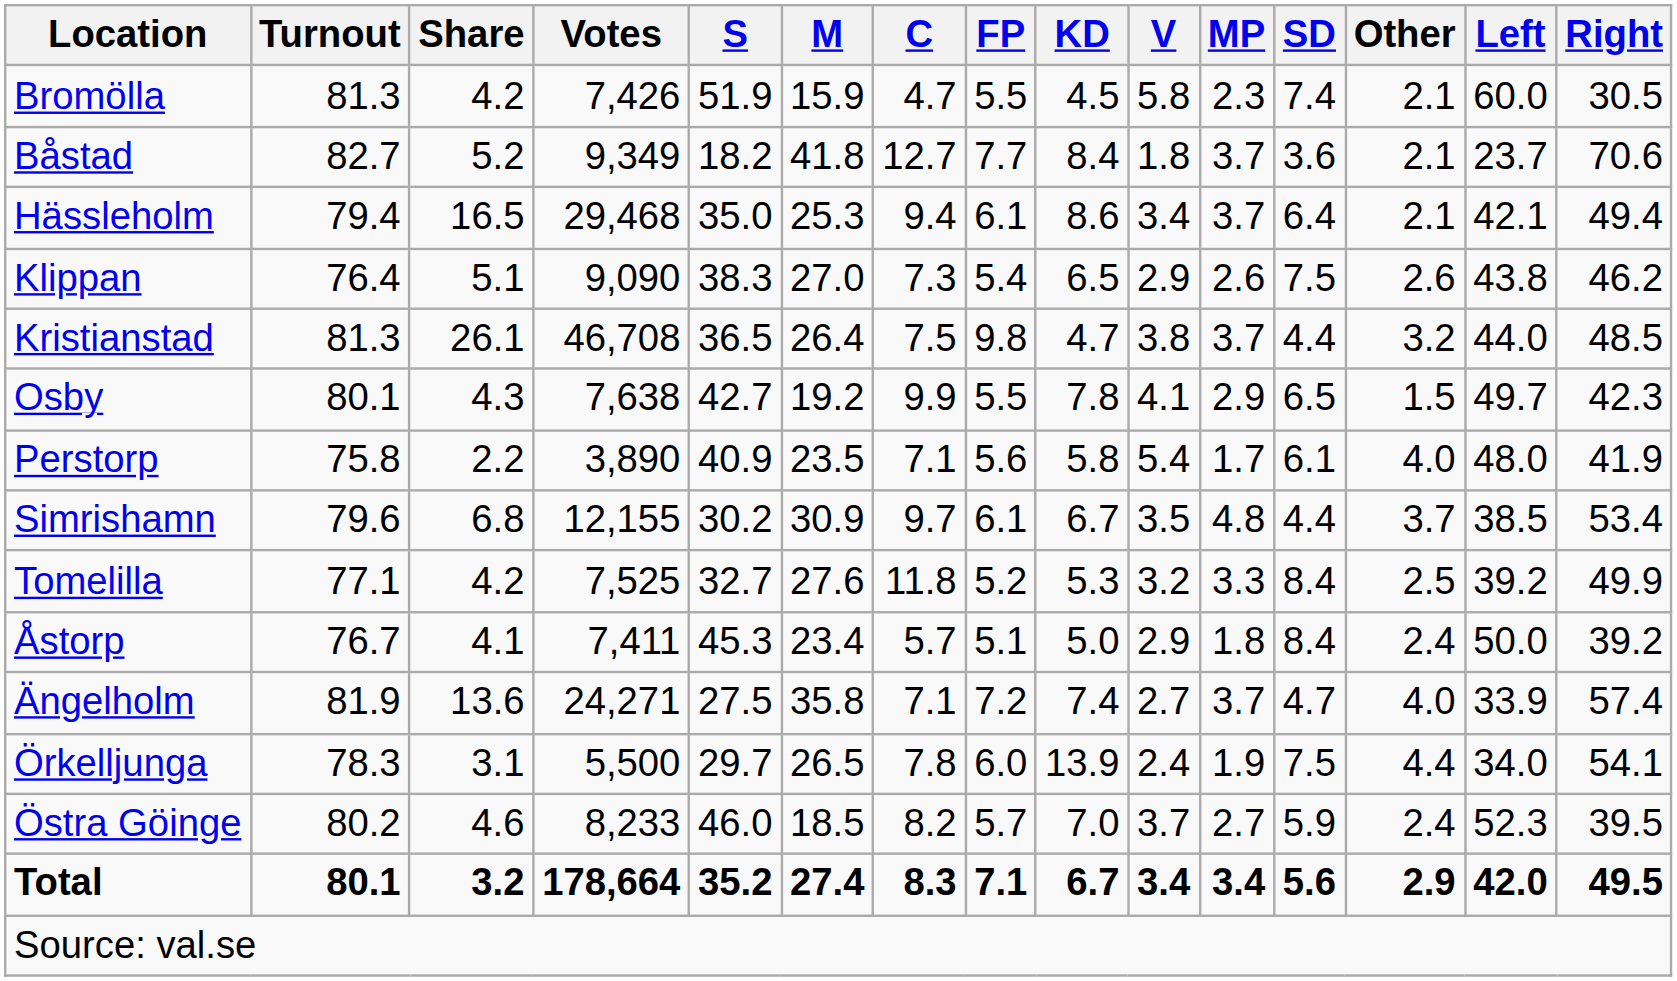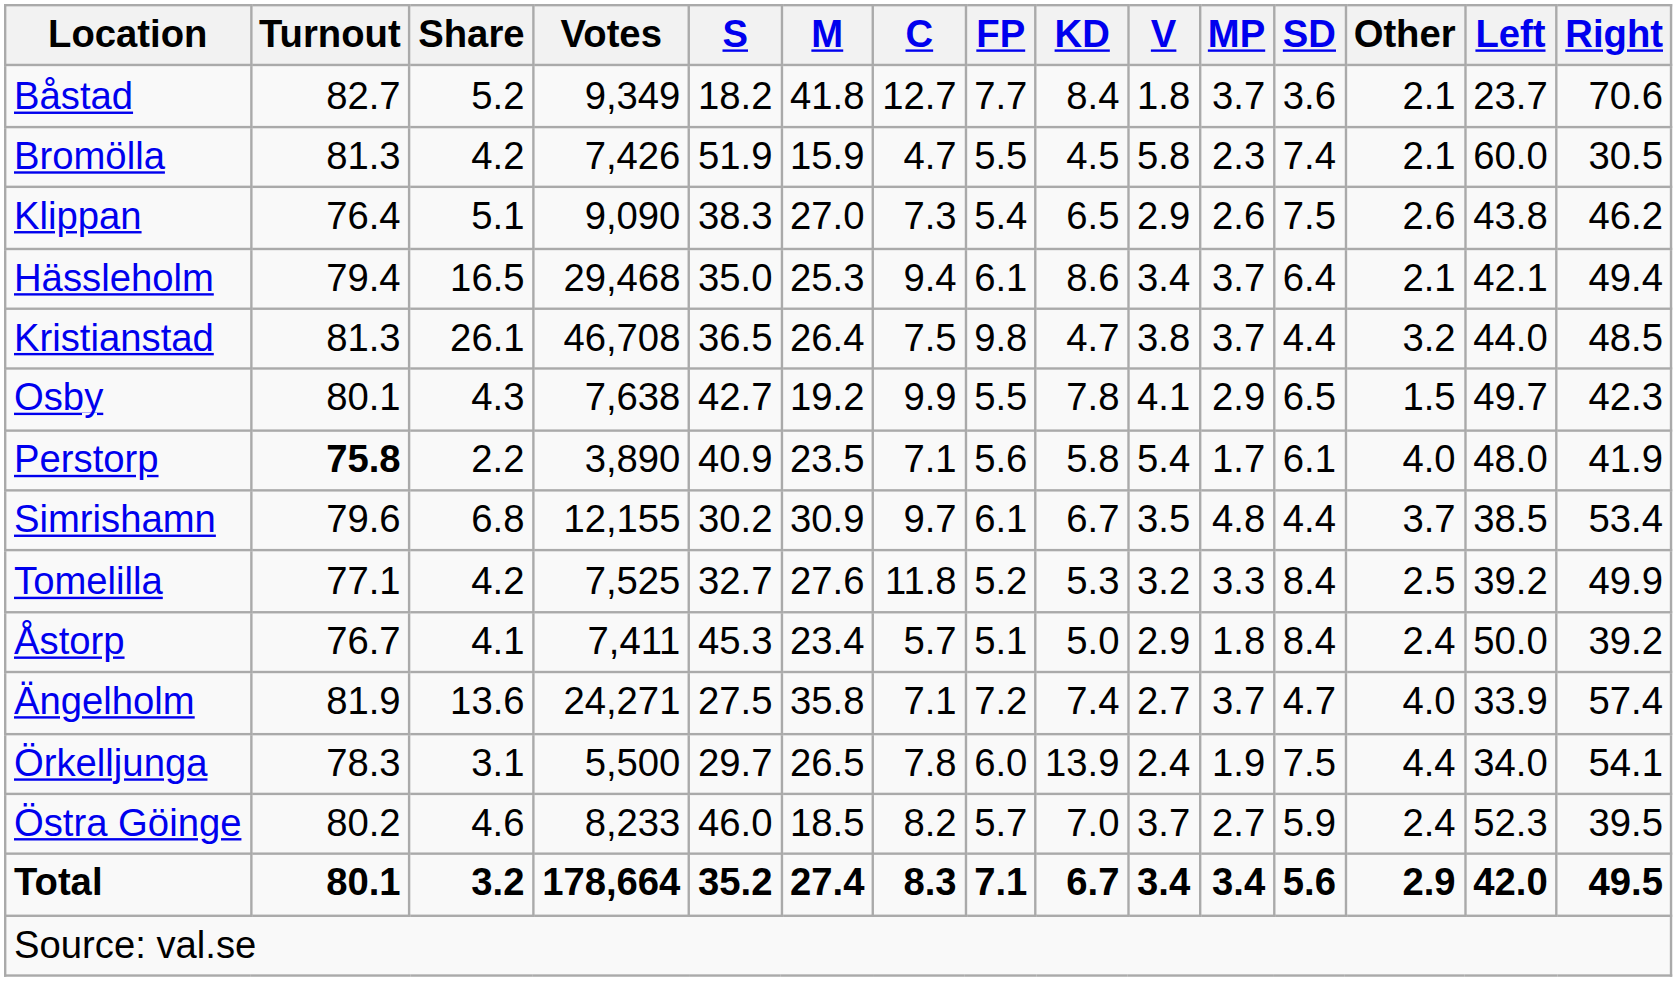rows swapped: (89, 95) <-> (74, 156)
rows swapped: (114, 216) <-> (78, 277)
(363, 459) normal -> (363, 459) bold
